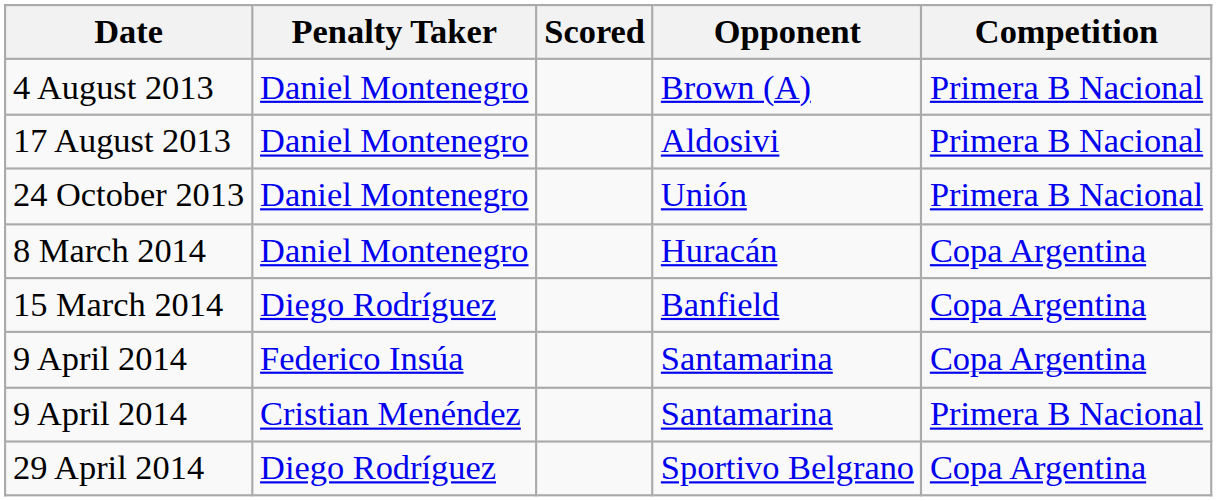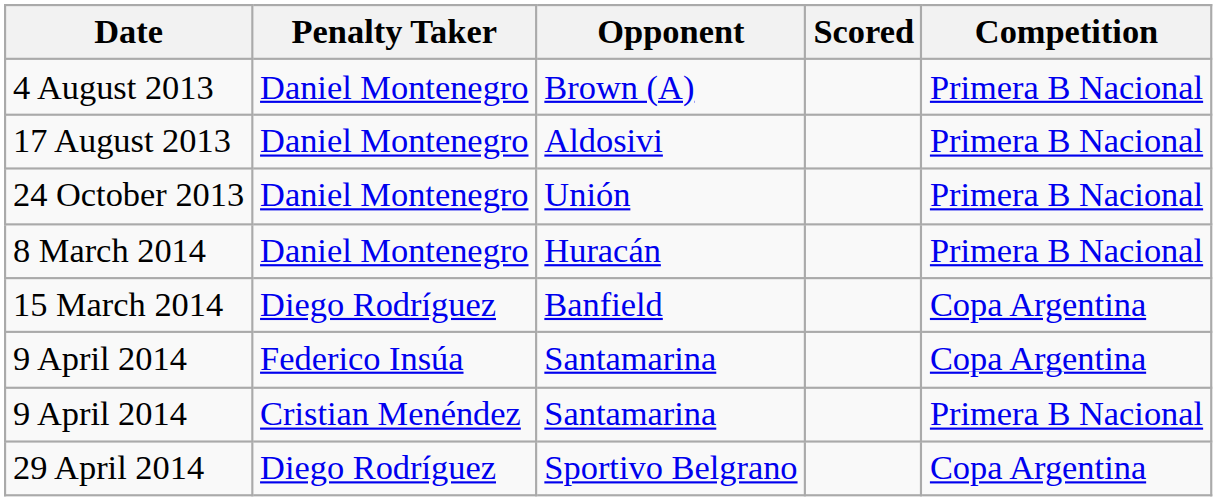columns swapped: (595, 31) <-> (787, 31)
(1038, 250) Copa Argentina -> (1067, 250) Primera B Nacional
